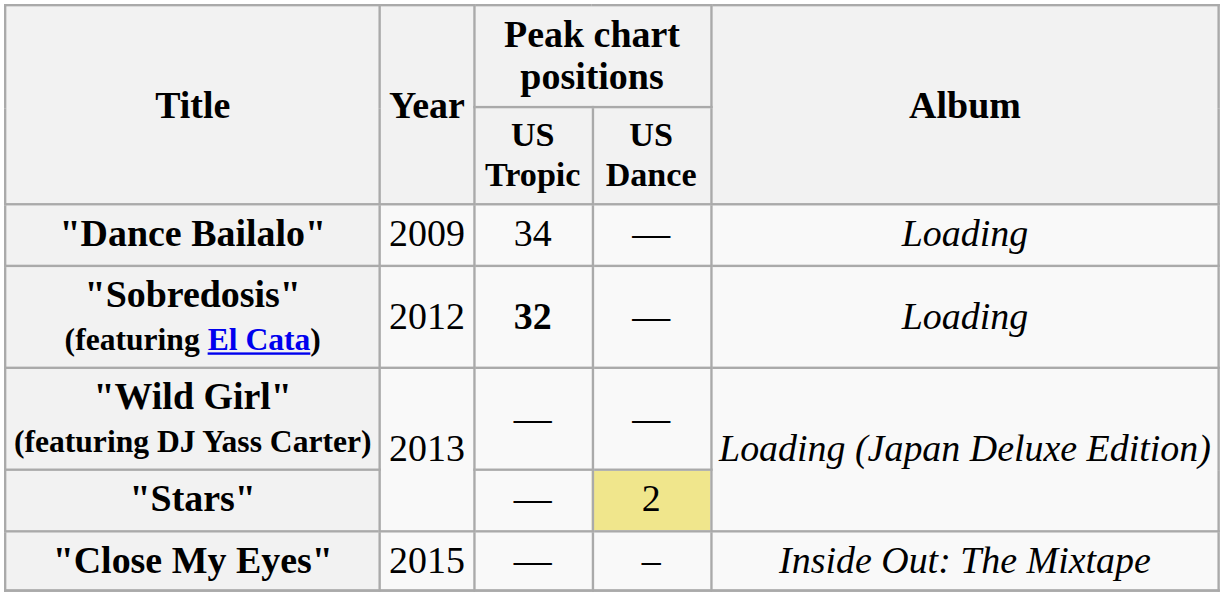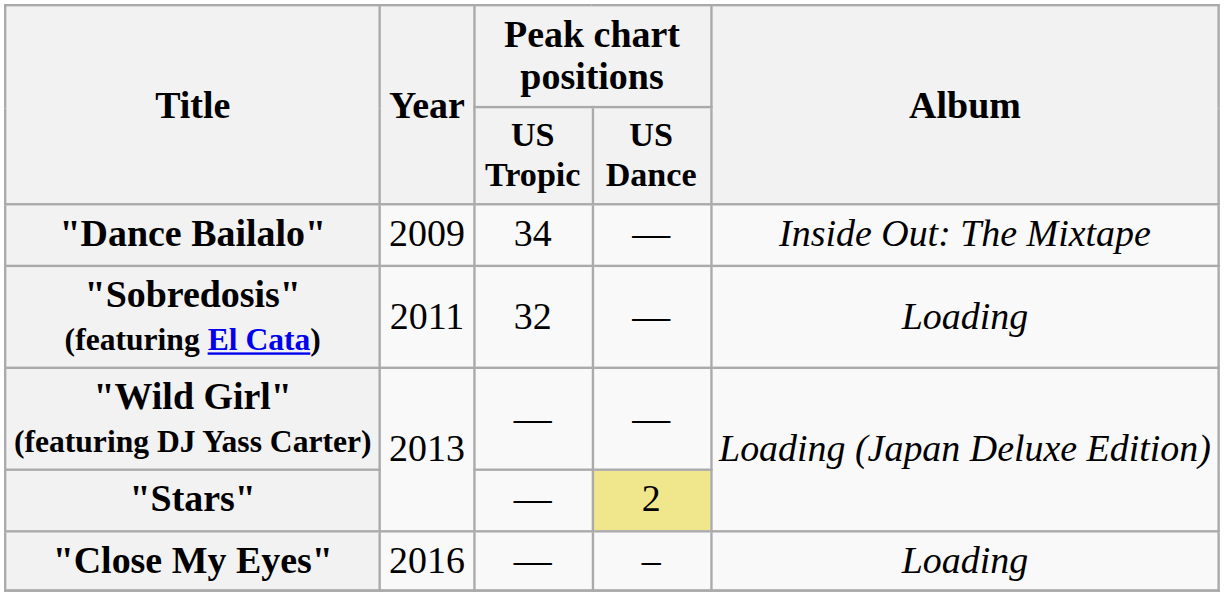(965, 233) Loading -> (965, 233) Inside Out: The Mixtape
(427, 315) 2012 -> (427, 315) 2011
(533, 315) bold -> (533, 315) normal
(427, 559) 2015 -> (427, 559) 2016
(965, 559) Inside Out: The Mixtape -> (965, 559) Loading
